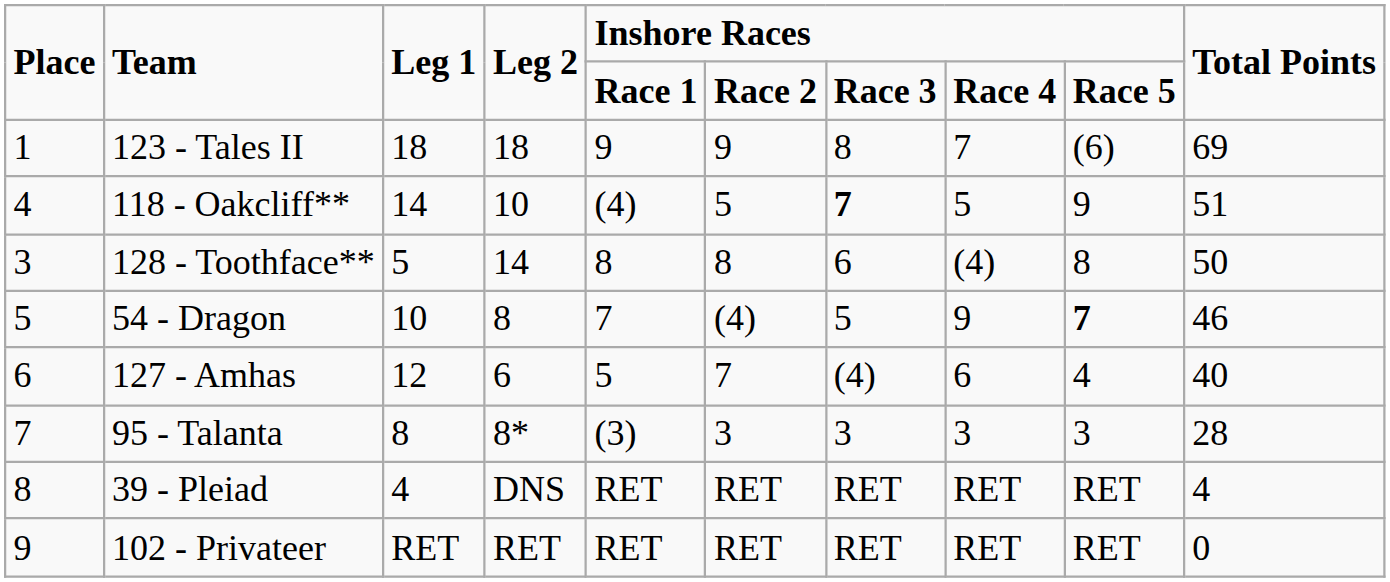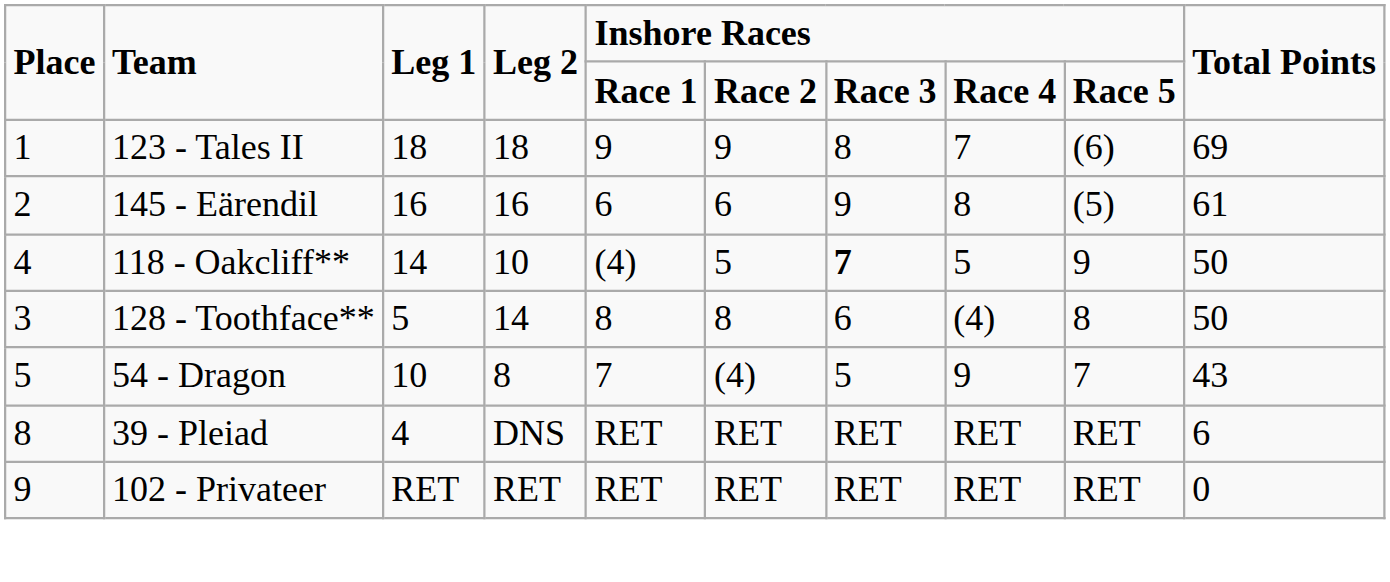+ row: (215, 204)
(1210, 204) 51 -> (1210, 261) 50
(1082, 318) bold -> (1082, 375) normal
(1210, 318) 46 -> (1210, 375) 43
- row: (204, 375)
- row: (197, 432)
(1201, 489) 4 -> (1201, 432) 6
